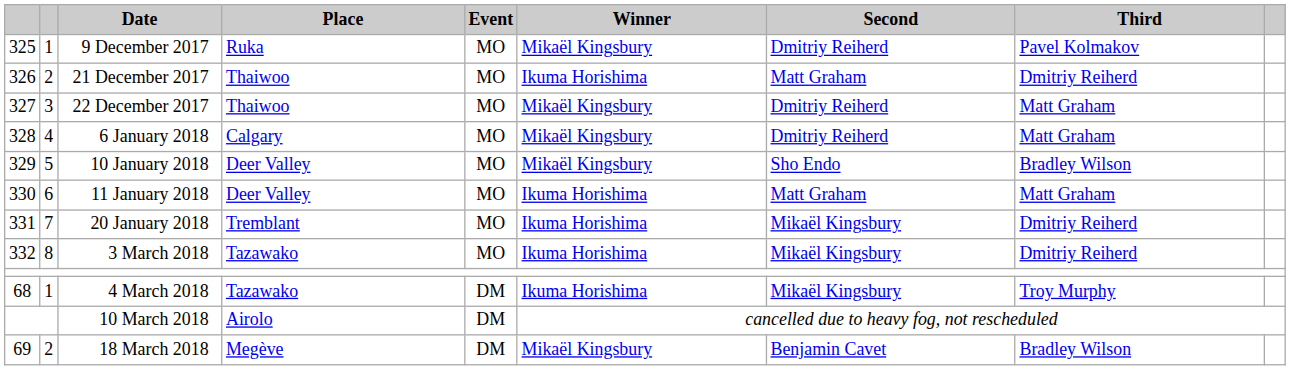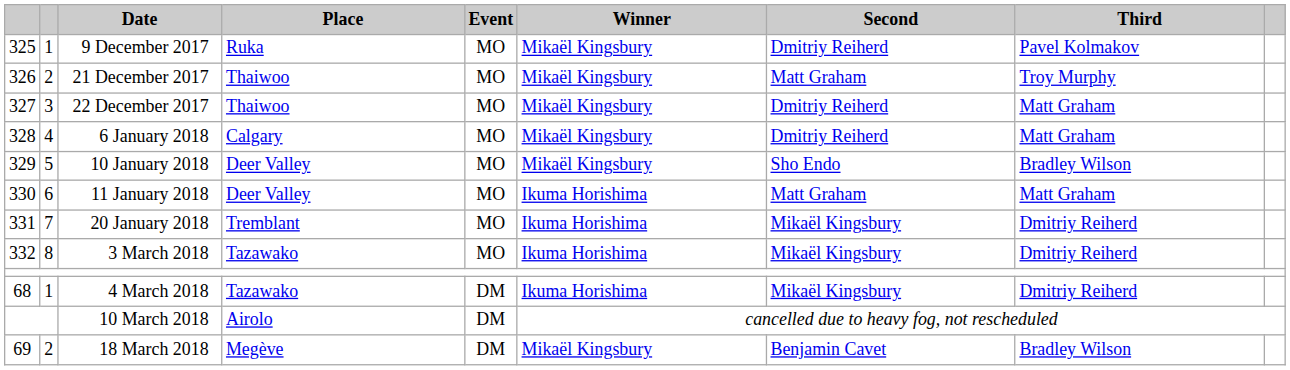(584, 77) Ikuma Horishima -> (587, 77) Mikaël Kingsbury
(1078, 77) Dmitriy Reiherd -> (1068, 77) Troy Murphy
(1068, 290) Troy Murphy -> (1078, 290) Dmitriy Reiherd
